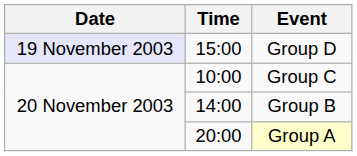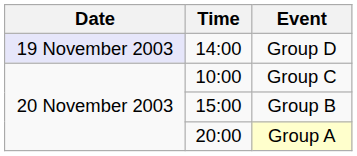(219, 48) 15:00 -> (219, 48) 14:00
(219, 106) 14:00 -> (219, 106) 15:00
